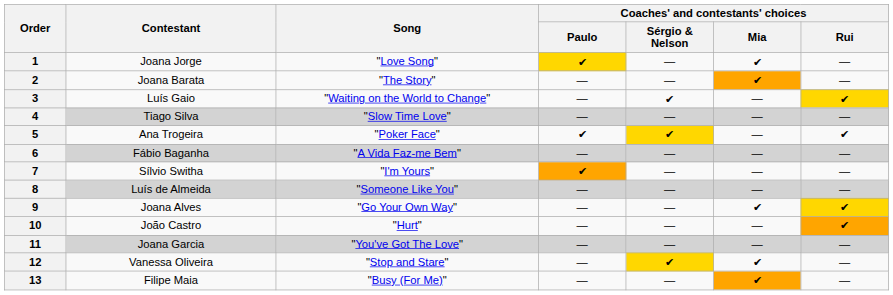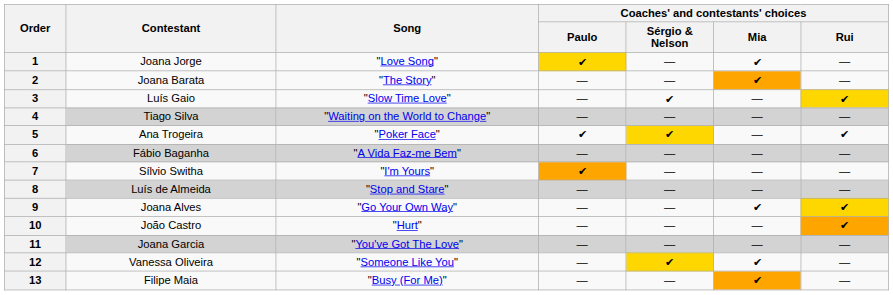(407, 98) "Waiting on the World to Change" -> (407, 98) "Slow Time Love"
(407, 116) "Slow Time Love" -> (407, 116) "Waiting on the World to Change"
(407, 189) "Someone Like You" -> (407, 189) "Stop and Stare"
(407, 262) "Stop and Stare" -> (407, 262) "Someone Like You"
